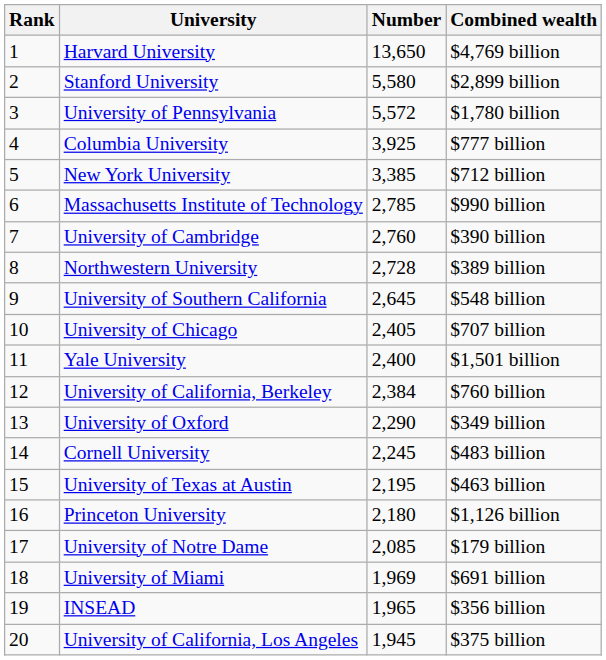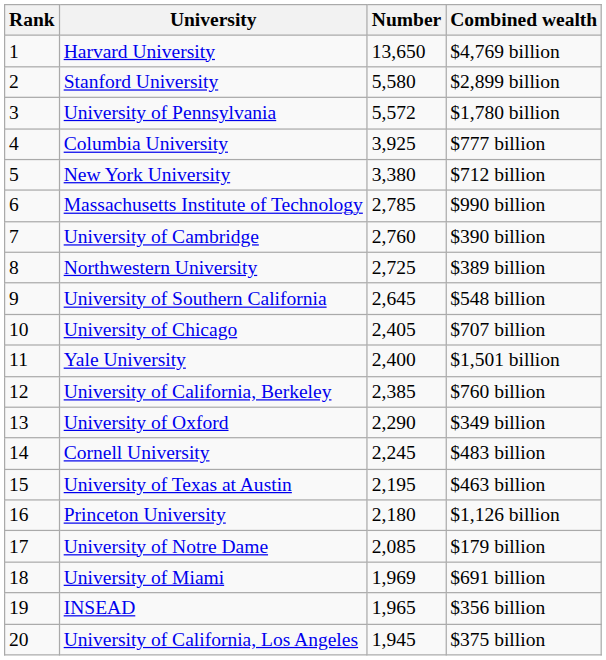(394, 174) 3,385 -> (394, 174) 3,380
(394, 267) 2,728 -> (394, 267) 2,725
(394, 391) 2,384 -> (394, 391) 2,385
